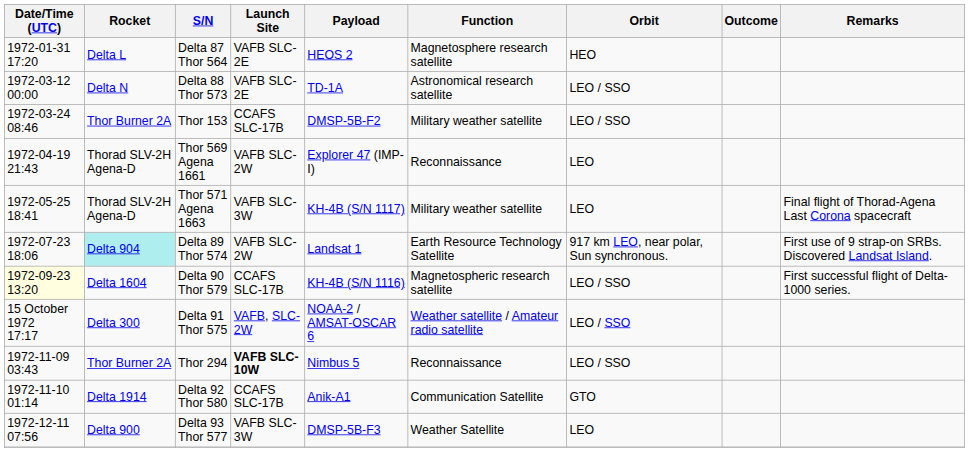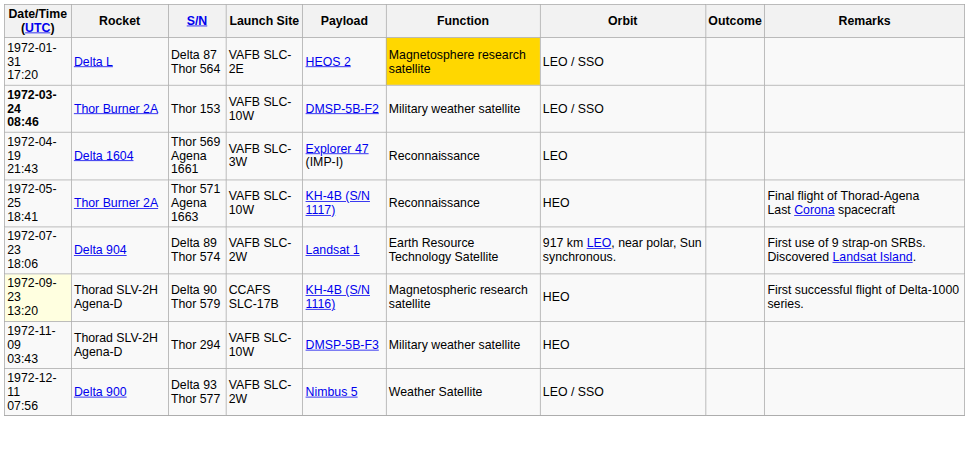(479, 54) no background -> (457, 61) gold background
(583, 54) HEO -> (573, 61) LEO / SSO
- row: (203, 87)
(39, 121) normal -> (32, 108) bold
(259, 121) CCAFS SLC-17B -> (260, 108) VAFB SLC-10W
(129, 161) Thorad SLV-2H Agena-D -> (104, 156) Delta 1604
(265, 161) VAFB SLC-2W -> (260, 156) VAFB SLC-3W
(129, 208) Thorad SLV-2H Agena-D -> (116, 203) Thor Burner 2A
(265, 208) VAFB SLC-3W -> (260, 203) VAFB SLC-10W
(476, 208) Military weather satellite -> (434, 203) Reconnaissance
(582, 208) LEO -> (556, 203) HEO
(113, 249) paleturquoise background -> (100, 250) no background
(117, 282) Delta 1604 -> (116, 297) Thorad SLV-2H Agena-D
(600, 282) LEO / SSO -> (556, 297) HEO
- row: (203, 323)
(129, 363) Thor Burner 2A -> (116, 345) Thorad SLV-2H Agena-D
(266, 363) bold -> (260, 345) normal
(333, 363) Nimbus 5 -> (342, 345) DMSP-5B-F3
(456, 363) Reconnaissance -> (455, 345) Military weather satellite
(600, 363) LEO / SSO -> (556, 345) HEO
- row: (203, 396)
(265, 430) VAFB SLC-3W -> (260, 392) VAFB SLC-2W
(344, 430) DMSP-5B-F3 -> (332, 392) Nimbus 5
(582, 430) LEO -> (573, 392) LEO / SSO
